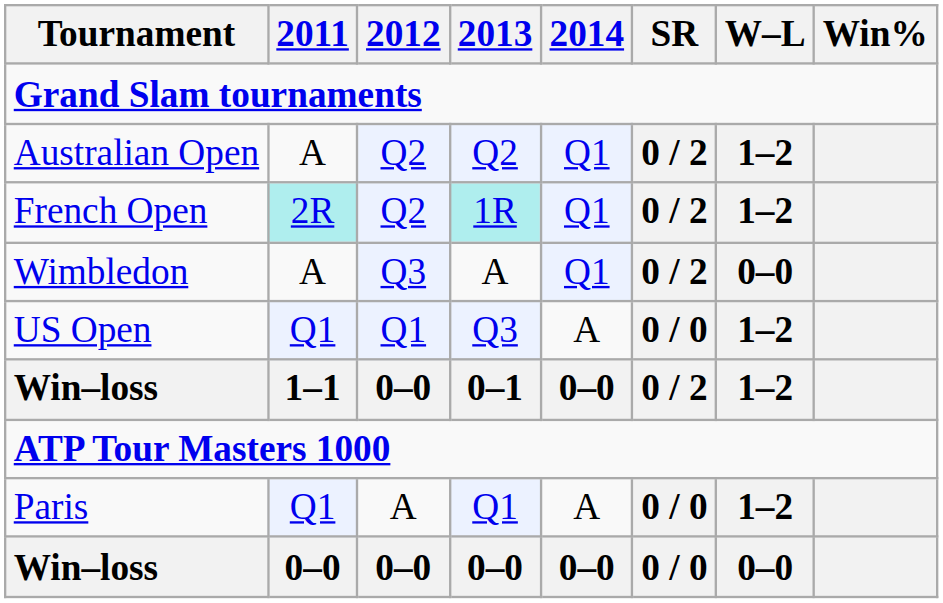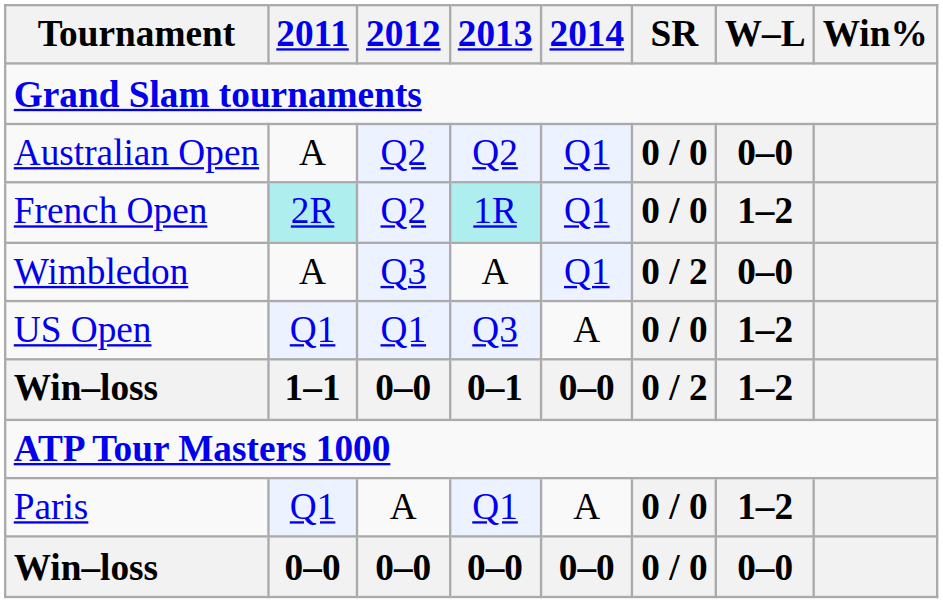(674, 152) 0 / 2 -> (674, 152) 0 / 0
(765, 152) 1–2 -> (765, 152) 0–0
(674, 211) 0 / 2 -> (674, 211) 0 / 0
